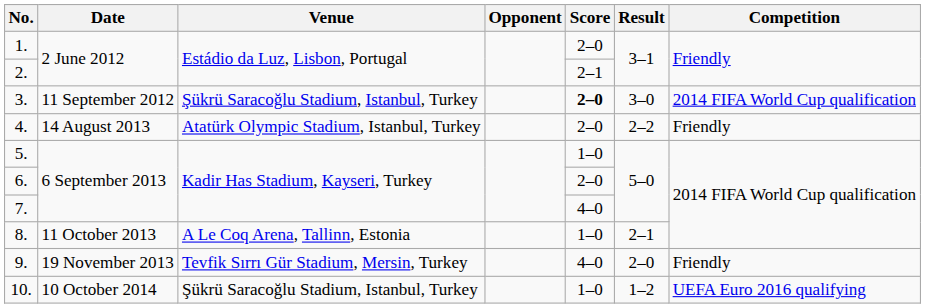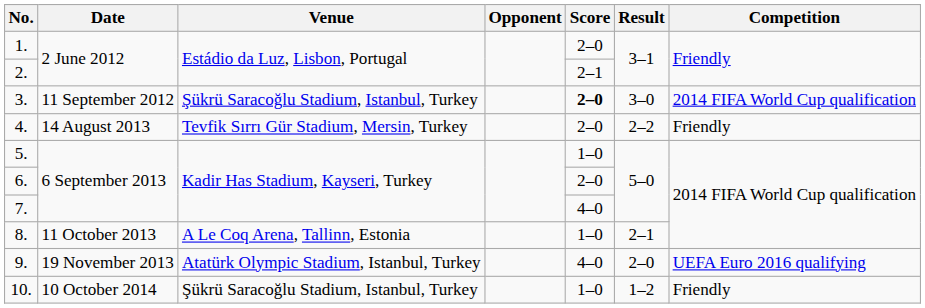(331, 126) Atatürk Olympic Stadium, Istanbul, Turkey -> (325, 126) Tevfik Sırrı Gür Stadium, Mersin, Turkey
(325, 262) Tevfik Sırrı Gür Stadium, Mersin, Turkey -> (331, 262) Atatürk Olympic Stadium, Istanbul, Turkey
(702, 262) Friendly -> (769, 262) UEFA Euro 2016 qualifying
(769, 289) UEFA Euro 2016 qualifying -> (702, 289) Friendly
